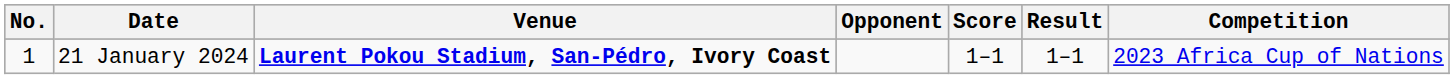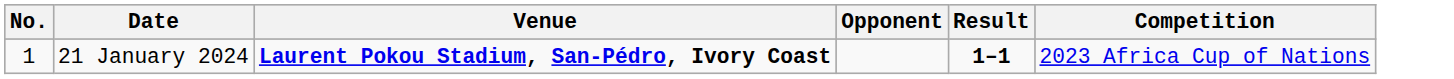- column: (985, 22)
(1065, 57) normal -> (991, 57) bold
